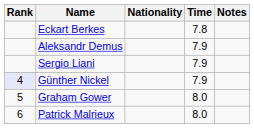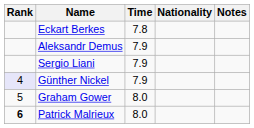columns swapped: (155, 13) <-> (200, 13)
(20, 115) normal -> (20, 115) bold
